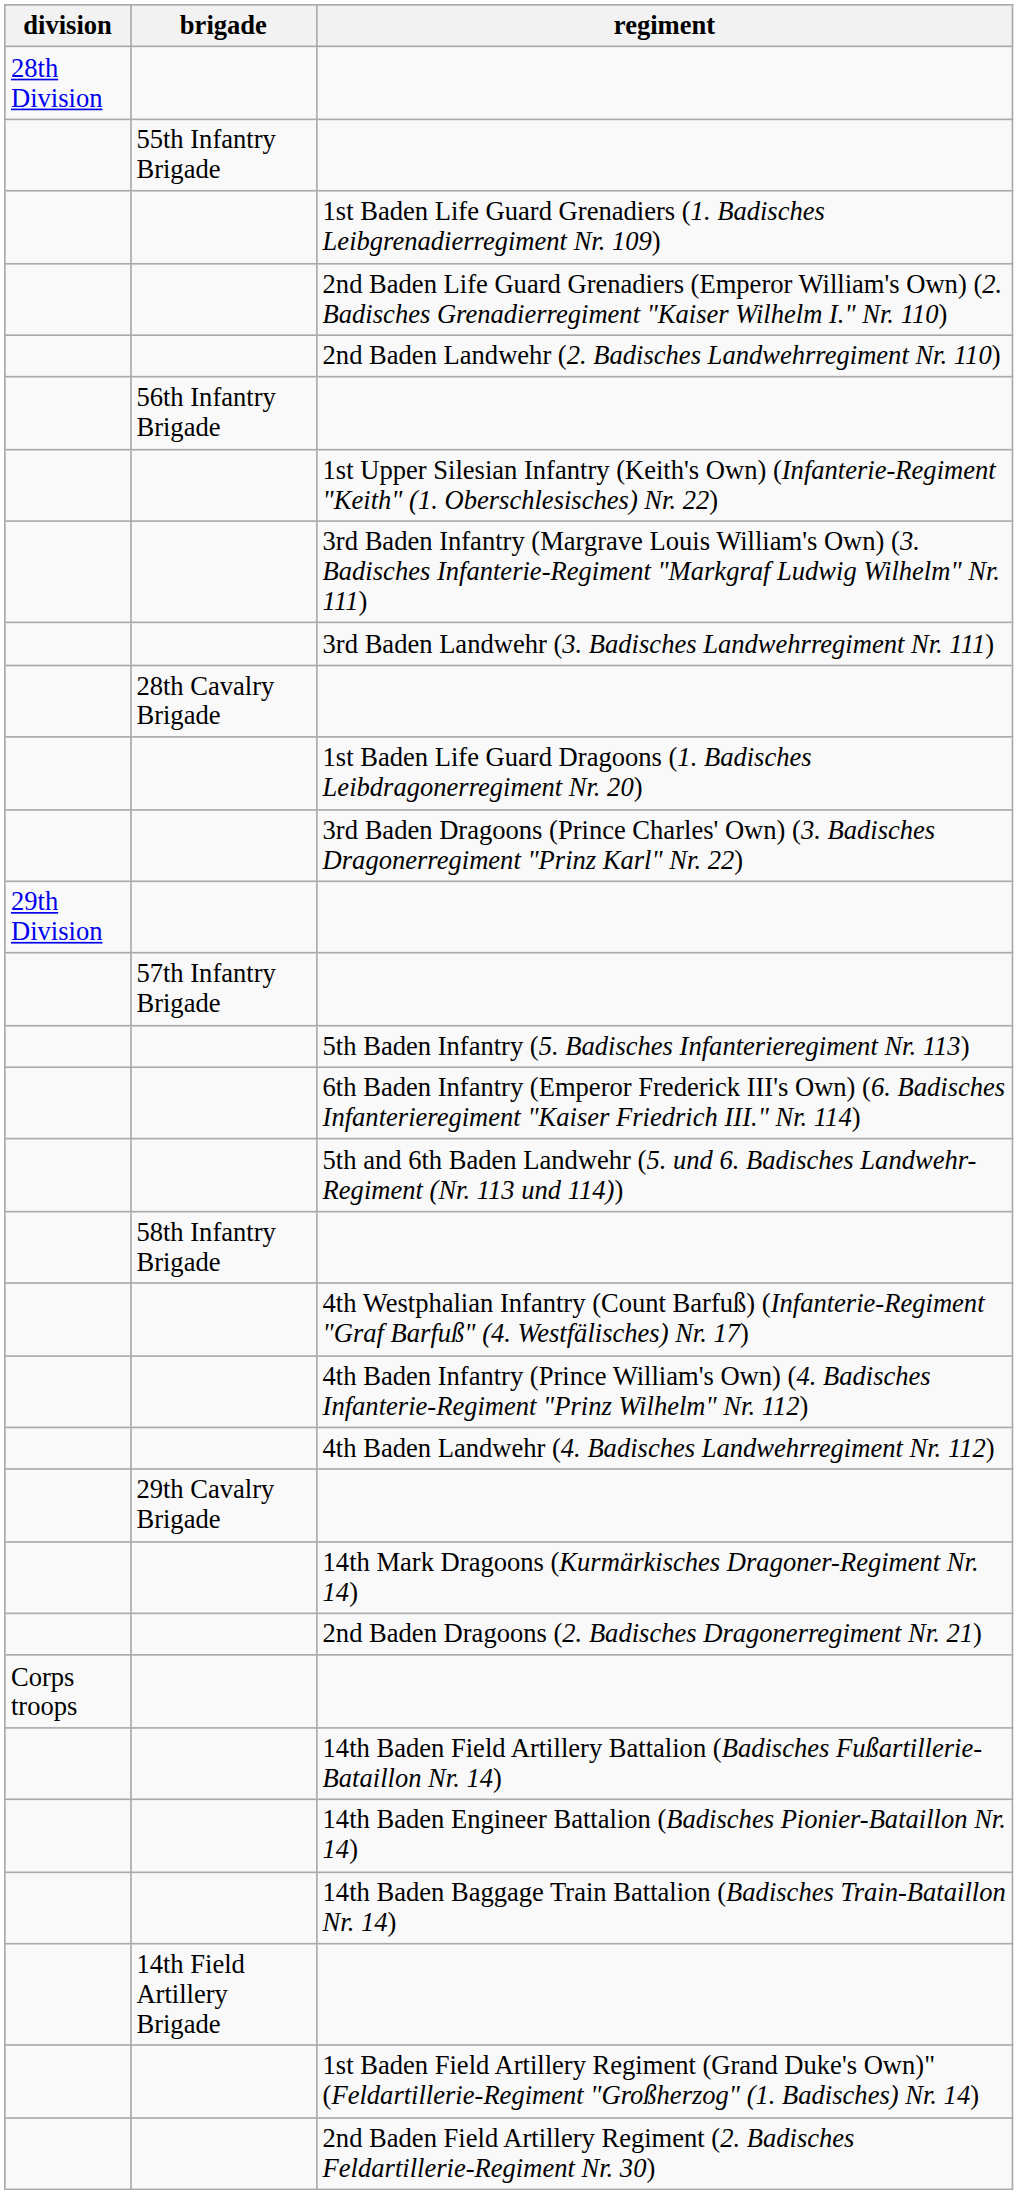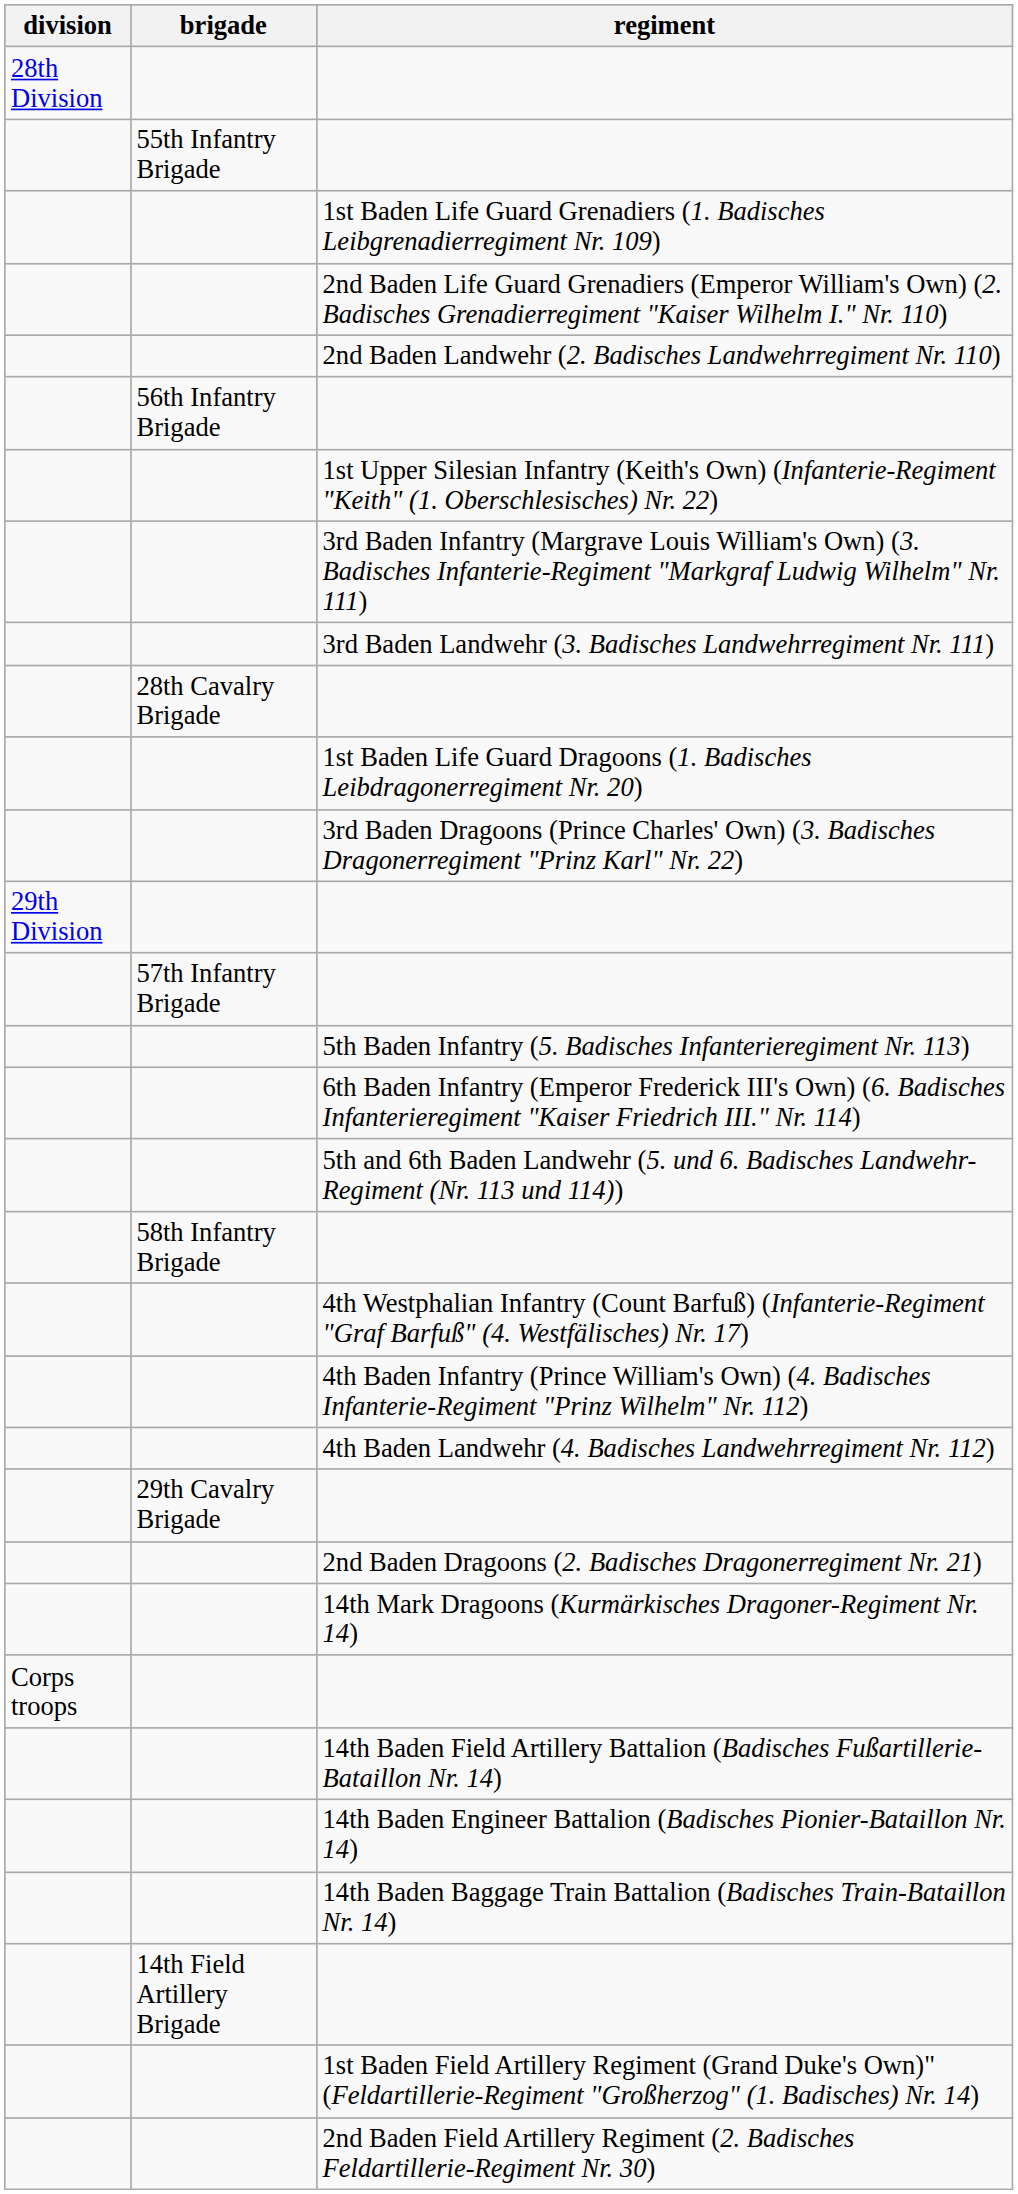rows swapped: (223, 1577) <-> (223, 1634)
